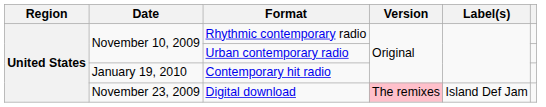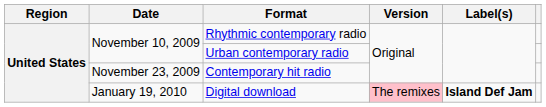(139, 72) January 19, 2010 -> (146, 72) November 23, 2009
(146, 92) November 23, 2009 -> (139, 92) January 19, 2010
(487, 92) normal -> (489, 92) bold
